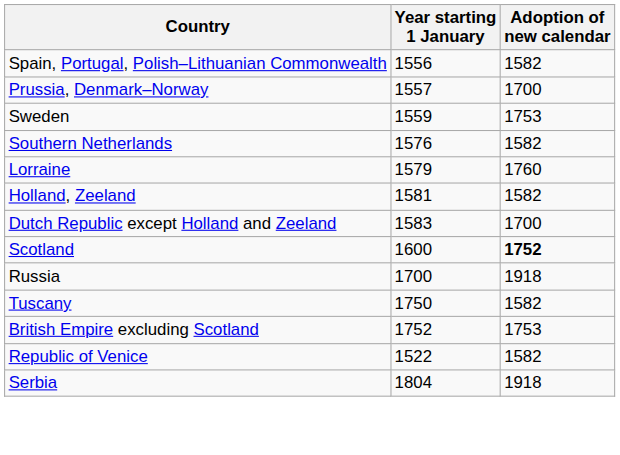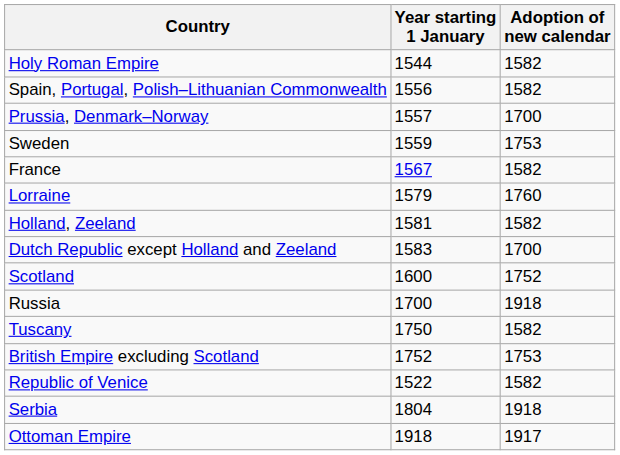+ row: (84, 63)
+ row: (35, 169)
- row: (90, 143)
(523, 249) bold -> (523, 276) normal
+ row: (70, 436)
